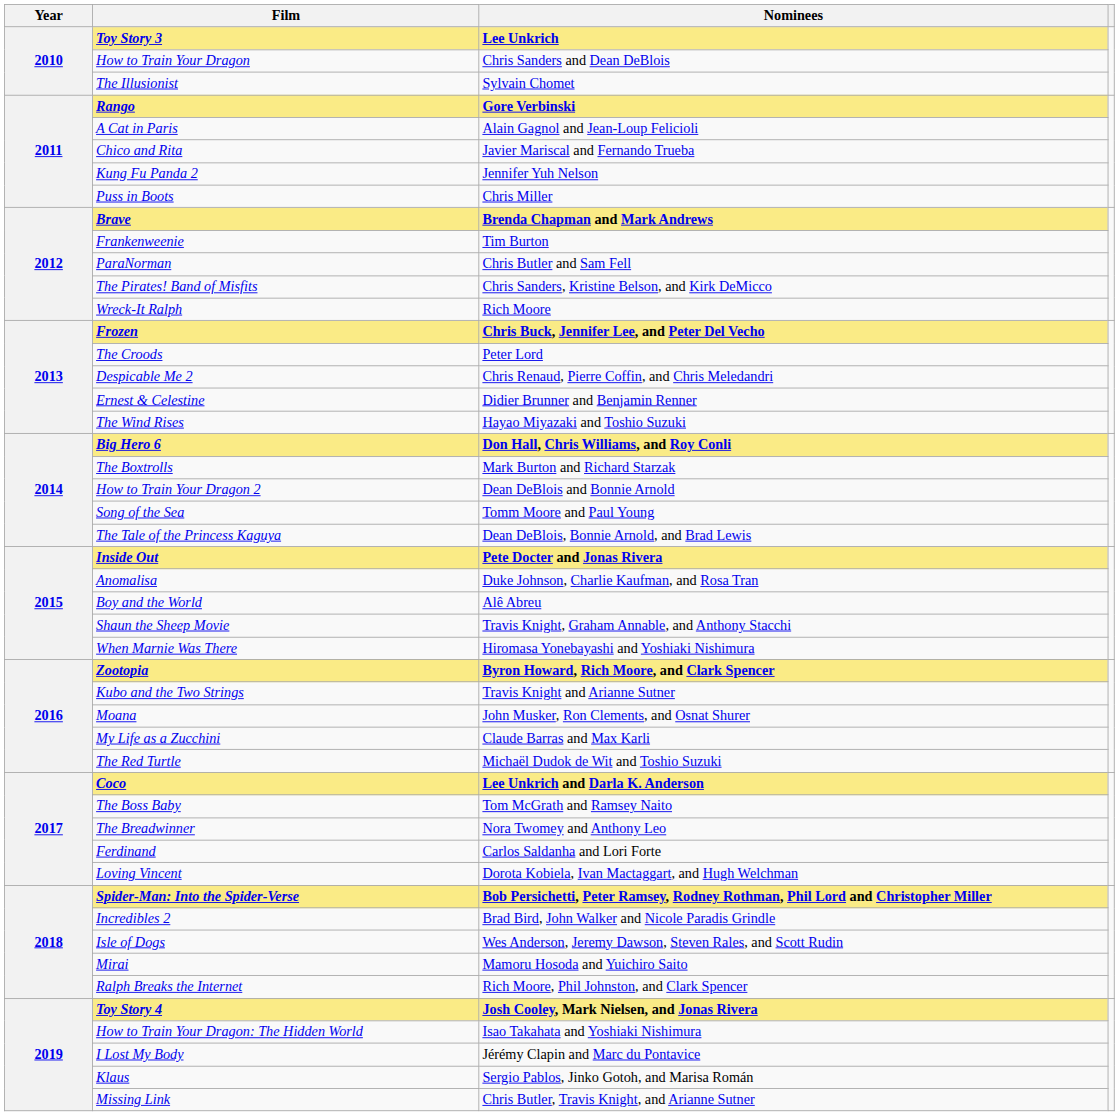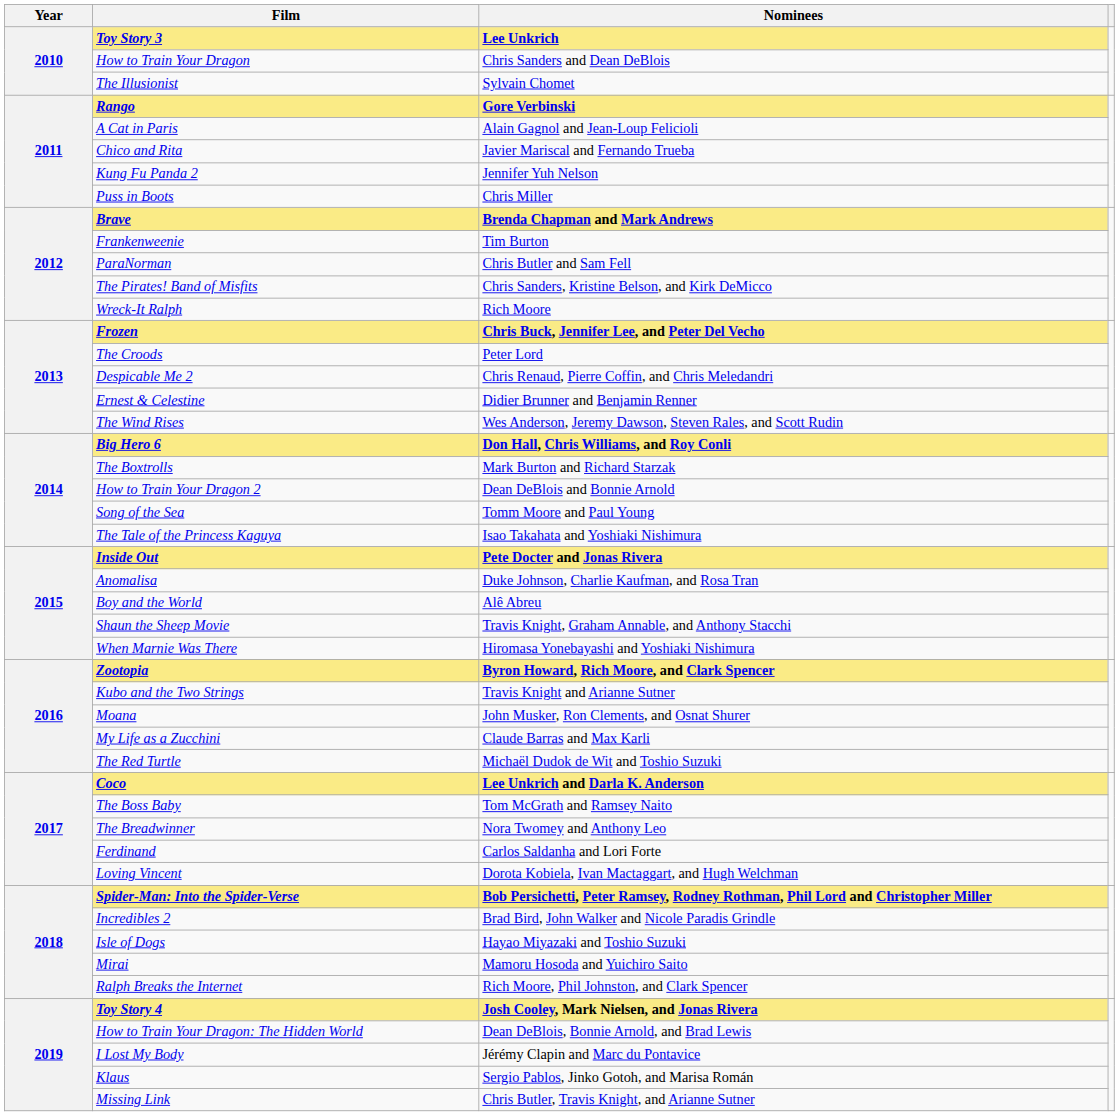(584, 422) Hayao Miyazaki and Toshio Suzuki -> (663, 422) Wes Anderson, Jeremy Dawson, Steven Rales, and Scott Rudin
(617, 535) Dean DeBlois, Bonnie Arnold, and Brad Lewis -> (592, 535) Isao Takahata and Yoshiaki Nishimura
(663, 941) Wes Anderson, Jeremy Dawson, Steven Rales, and Scott Rudin -> (584, 941) Hayao Miyazaki and Toshio Suzuki
(592, 1032) Isao Takahata and Yoshiaki Nishimura -> (617, 1032) Dean DeBlois, Bonnie Arnold, and Brad Lewis
